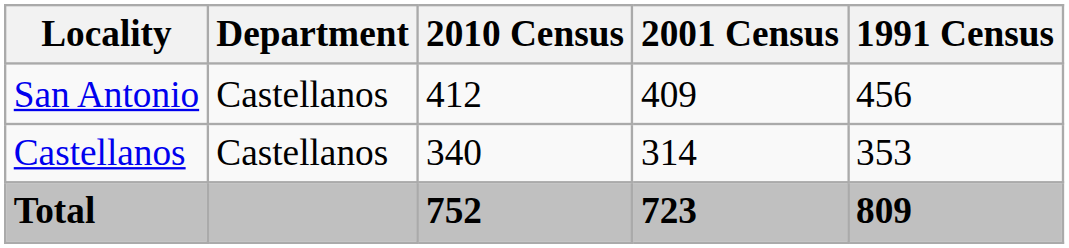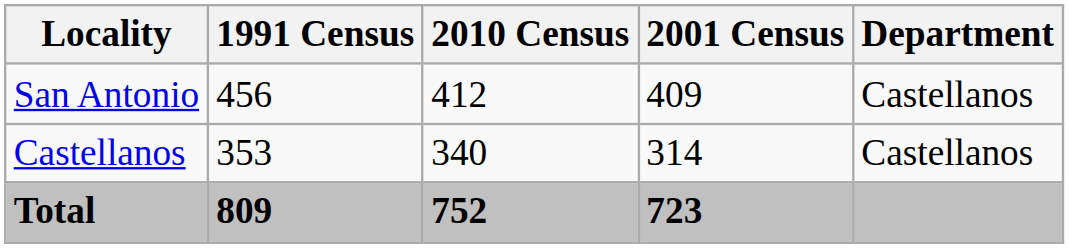columns swapped: (313, 34) <-> (955, 34)
